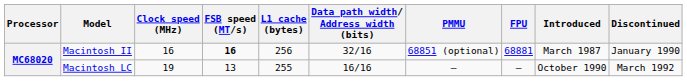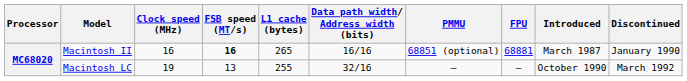(284, 51) 256 -> (284, 51) 265
(357, 51) 32/16 -> (357, 51) 16/16
(357, 67) 16/16 -> (357, 67) 32/16
